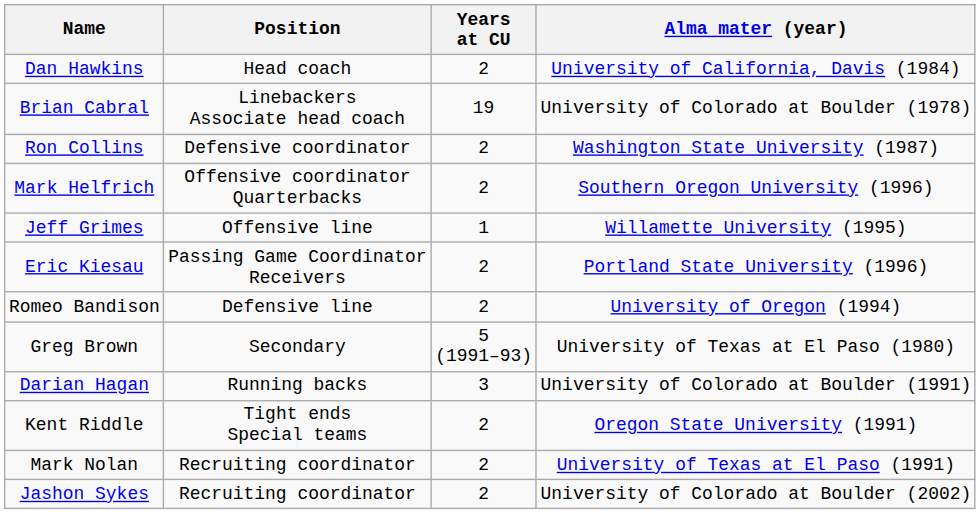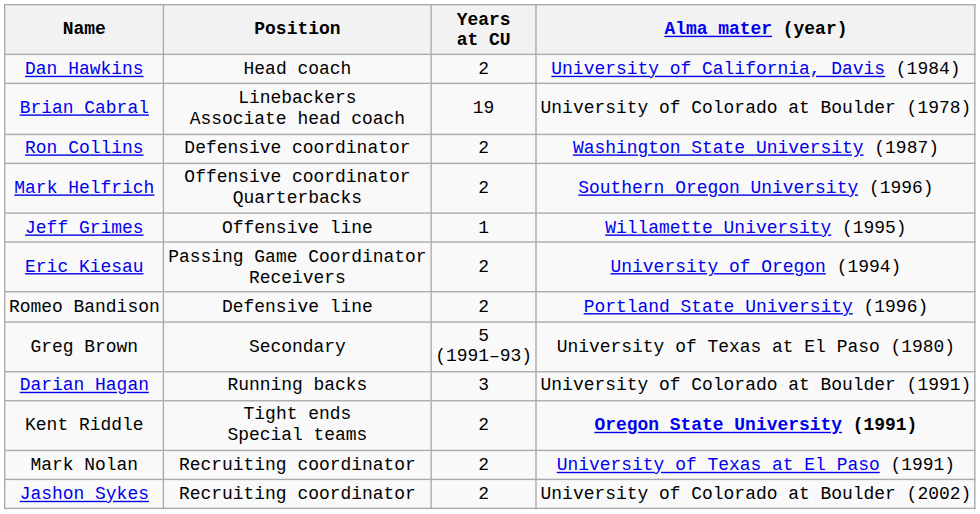(756, 267) Portland State University (1996) -> (756, 267) University of Oregon (1994)
(756, 307) University of Oregon (1994) -> (756, 307) Portland State University (1996)
(756, 426) normal -> (756, 426) bold
